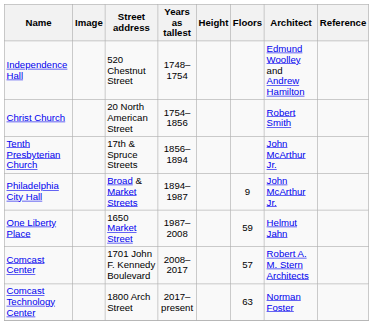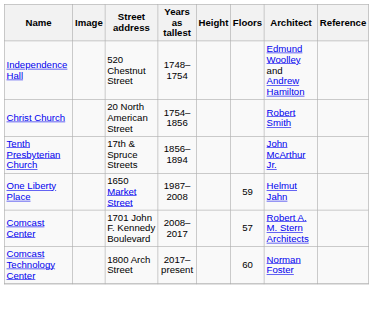- row: (33, 191)
(248, 302) 63 -> (248, 265) 60
